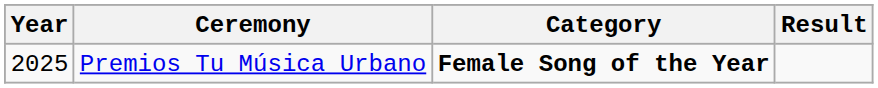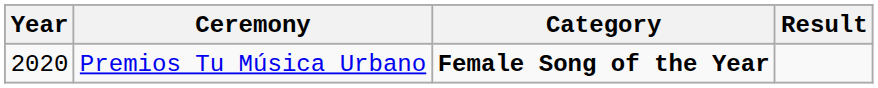(40, 64) 2025 -> (40, 64) 2020
